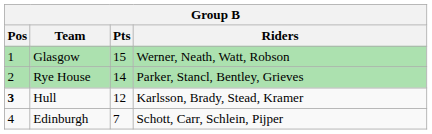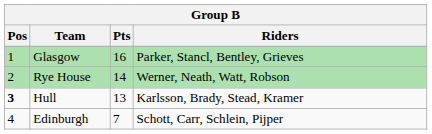(120, 56) 15 -> (120, 56) 16
(213, 56) Werner, Neath, Watt, Robson -> (220, 56) Parker, Stancl, Bentley, Grieves
(220, 77) Parker, Stancl, Bentley, Grieves -> (213, 77) Werner, Neath, Watt, Robson
(120, 98) 12 -> (120, 98) 13
